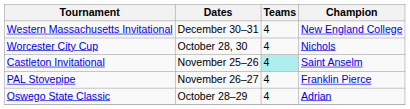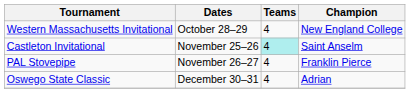(218, 29) December 30–31 -> (212, 29) October 28–29
- row: (52, 46)
(212, 96) October 28–29 -> (218, 79) December 30–31
